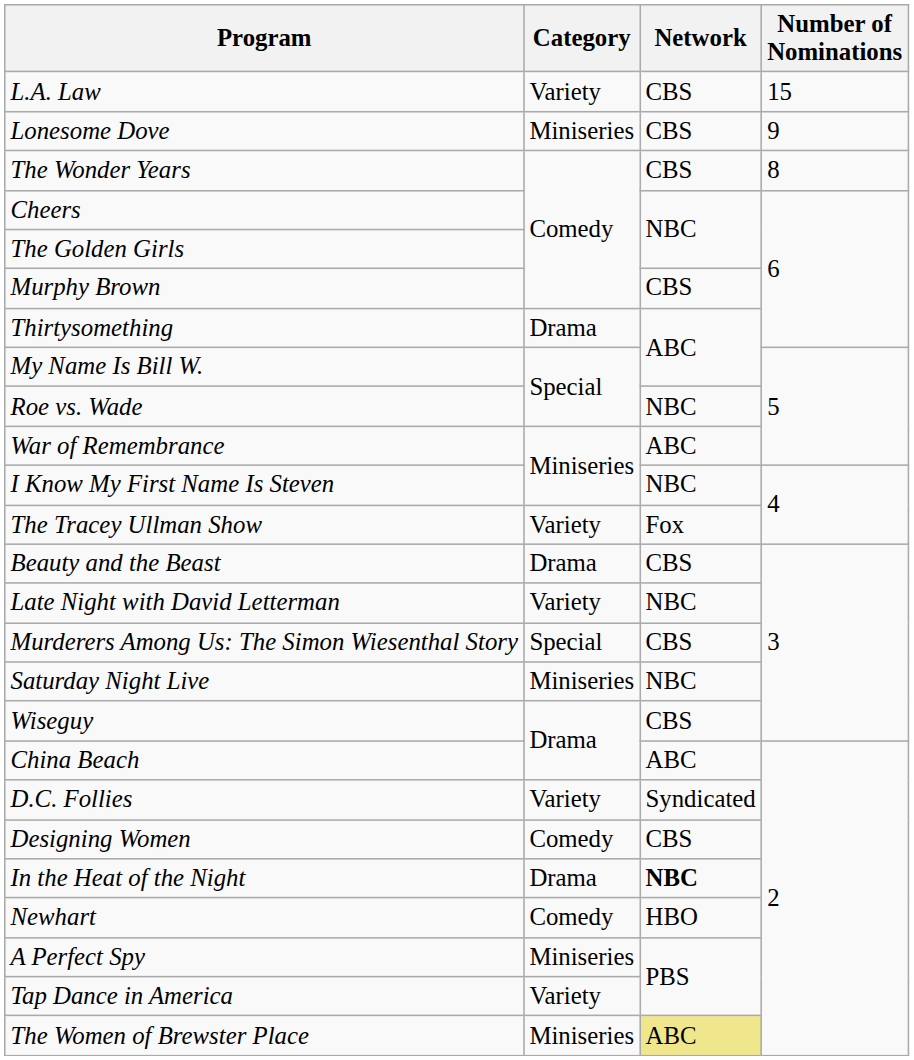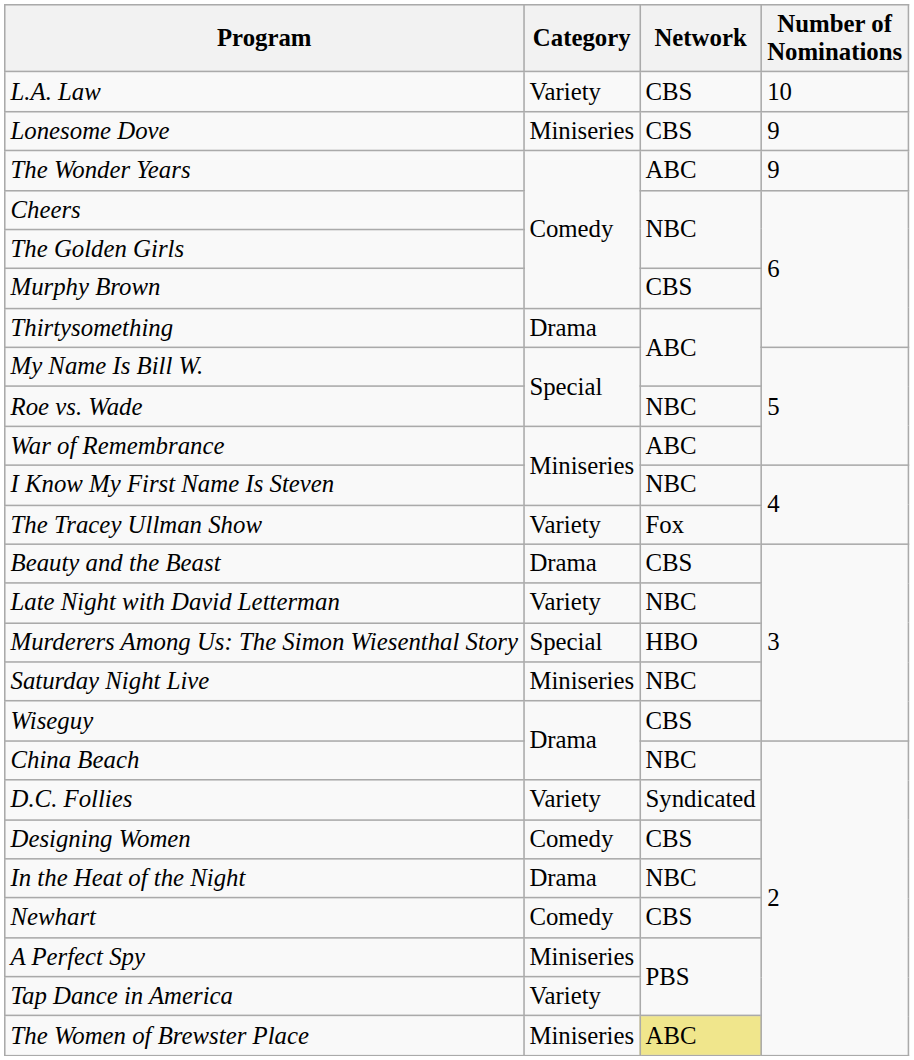(780, 91) 15 -> (780, 91) 10
(669, 170) CBS -> (671, 170) ABC
(773, 170) 8 -> (773, 170) 9
(669, 642) CBS -> (672, 642) HBO
(671, 760) ABC -> (671, 760) NBC
(672, 878) bold -> (671, 878) normal
(672, 917) HBO -> (669, 917) CBS
